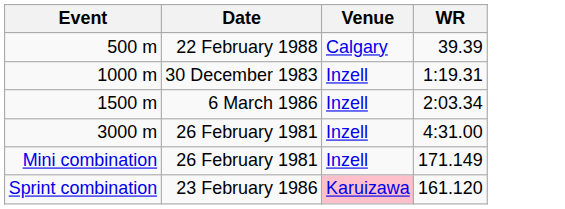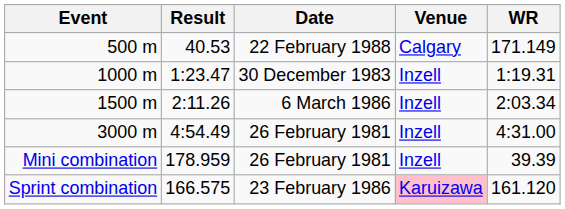+ column: (198, 18)
(460, 47) 39.39 -> (523, 47) 171.149
(450, 160) 171.149 -> (533, 160) 39.39
